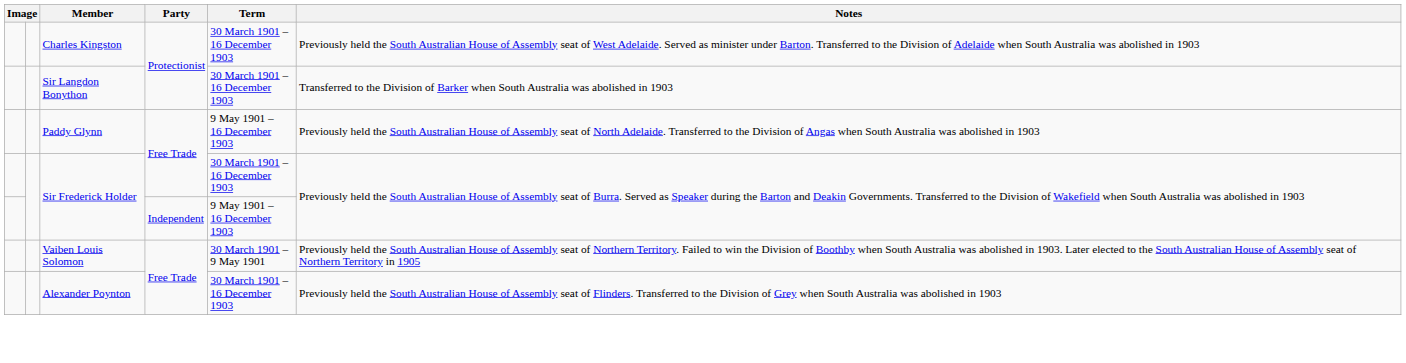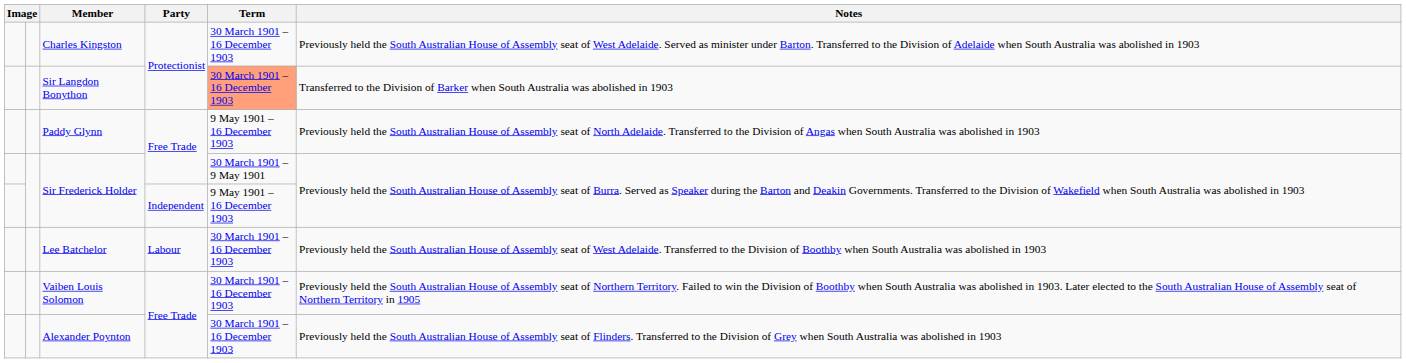(249, 87) no background -> (249, 87) lightsalmon background
(249, 175) 30 March 1901 – 16 December 1903 -> (249, 168) 30 March 1901 – 9 May 1901
+ row: (75, 249)
(249, 255) 30 March 1901 – 9 May 1901 -> (249, 292) 30 March 1901 – 16 December 1903
